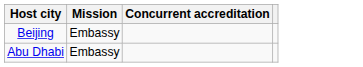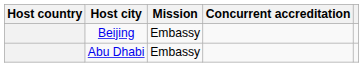+ column: (45, 14)
